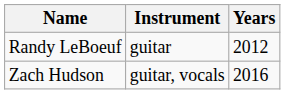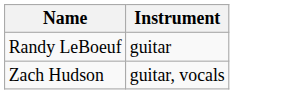- column: (254, 18)
